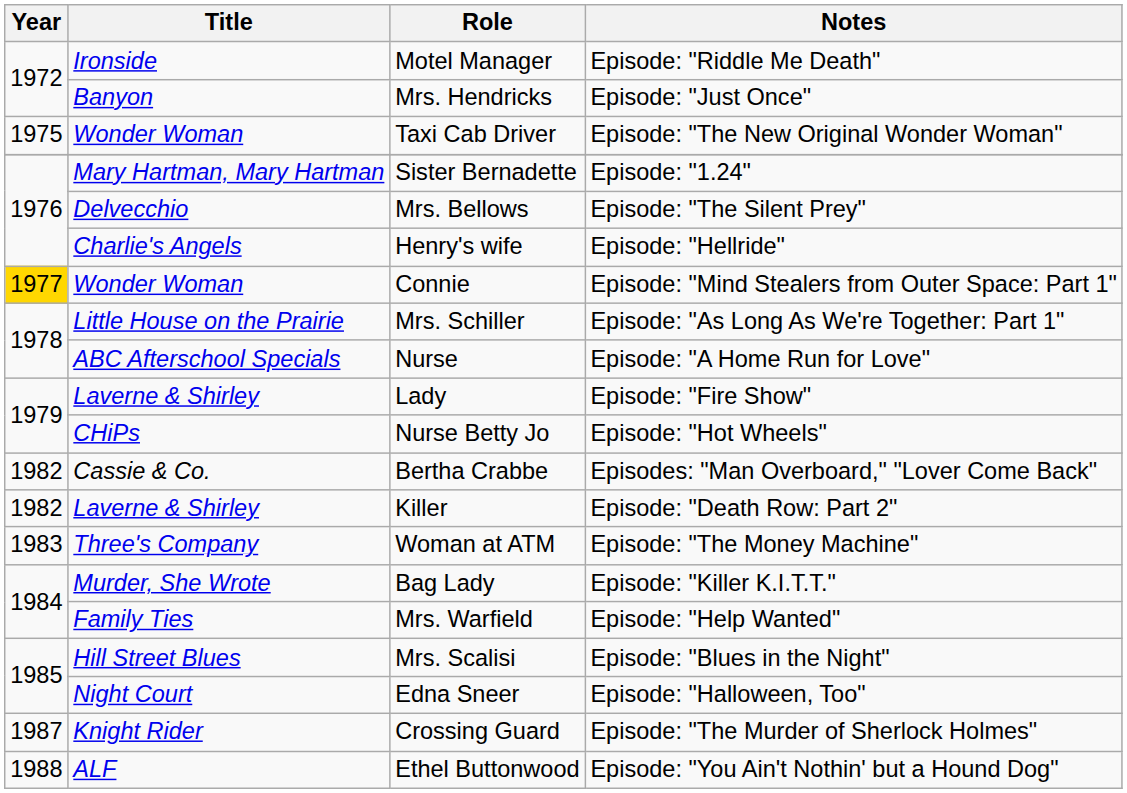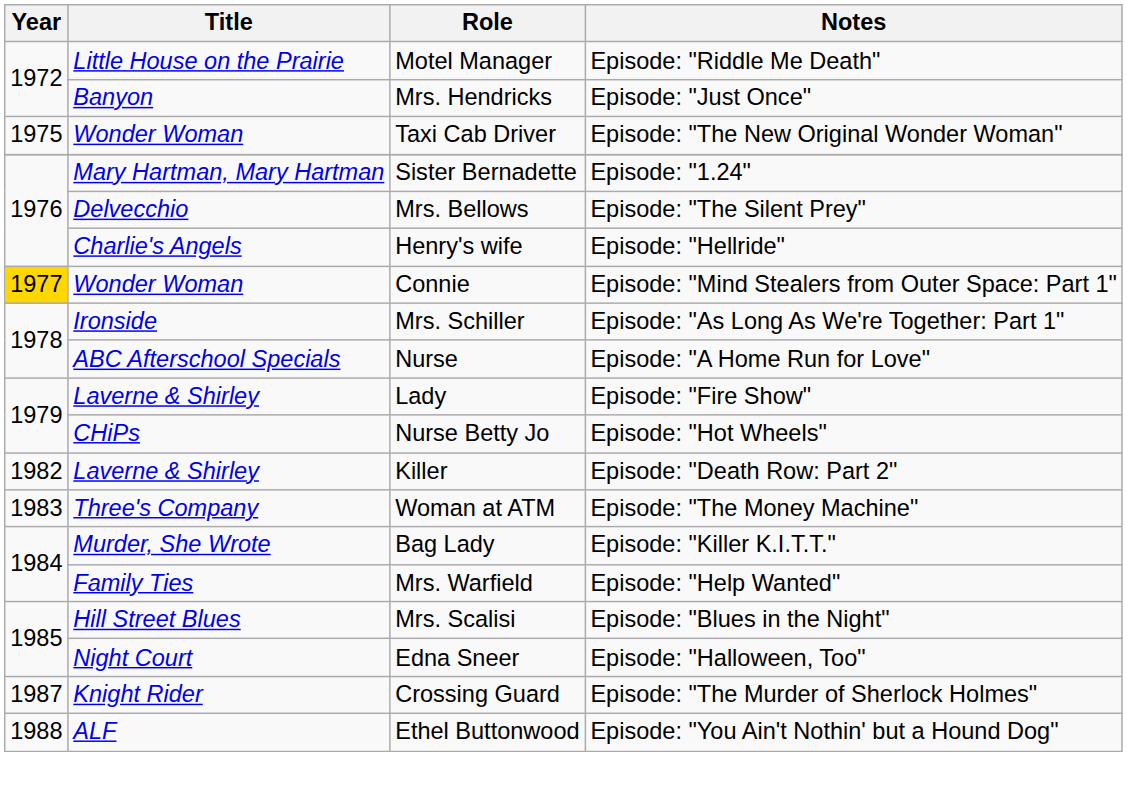(115, 60) Ironside -> (209, 60) Little House on the Prairie
(209, 321) Little House on the Prairie -> (115, 321) Ironside
- row: (472, 470)
